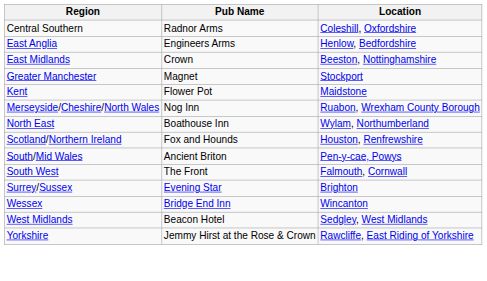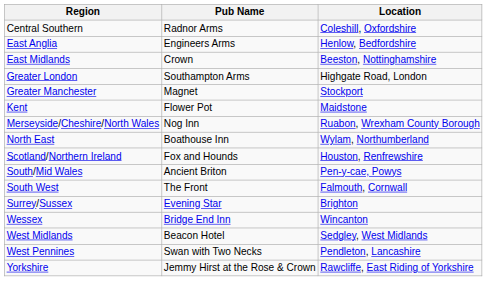+ row: (42, 76)
+ row: (40, 252)
